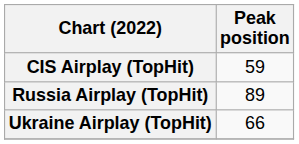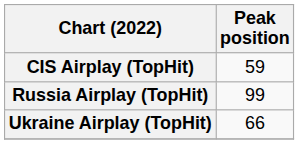(255, 95) 89 -> (255, 95) 99
